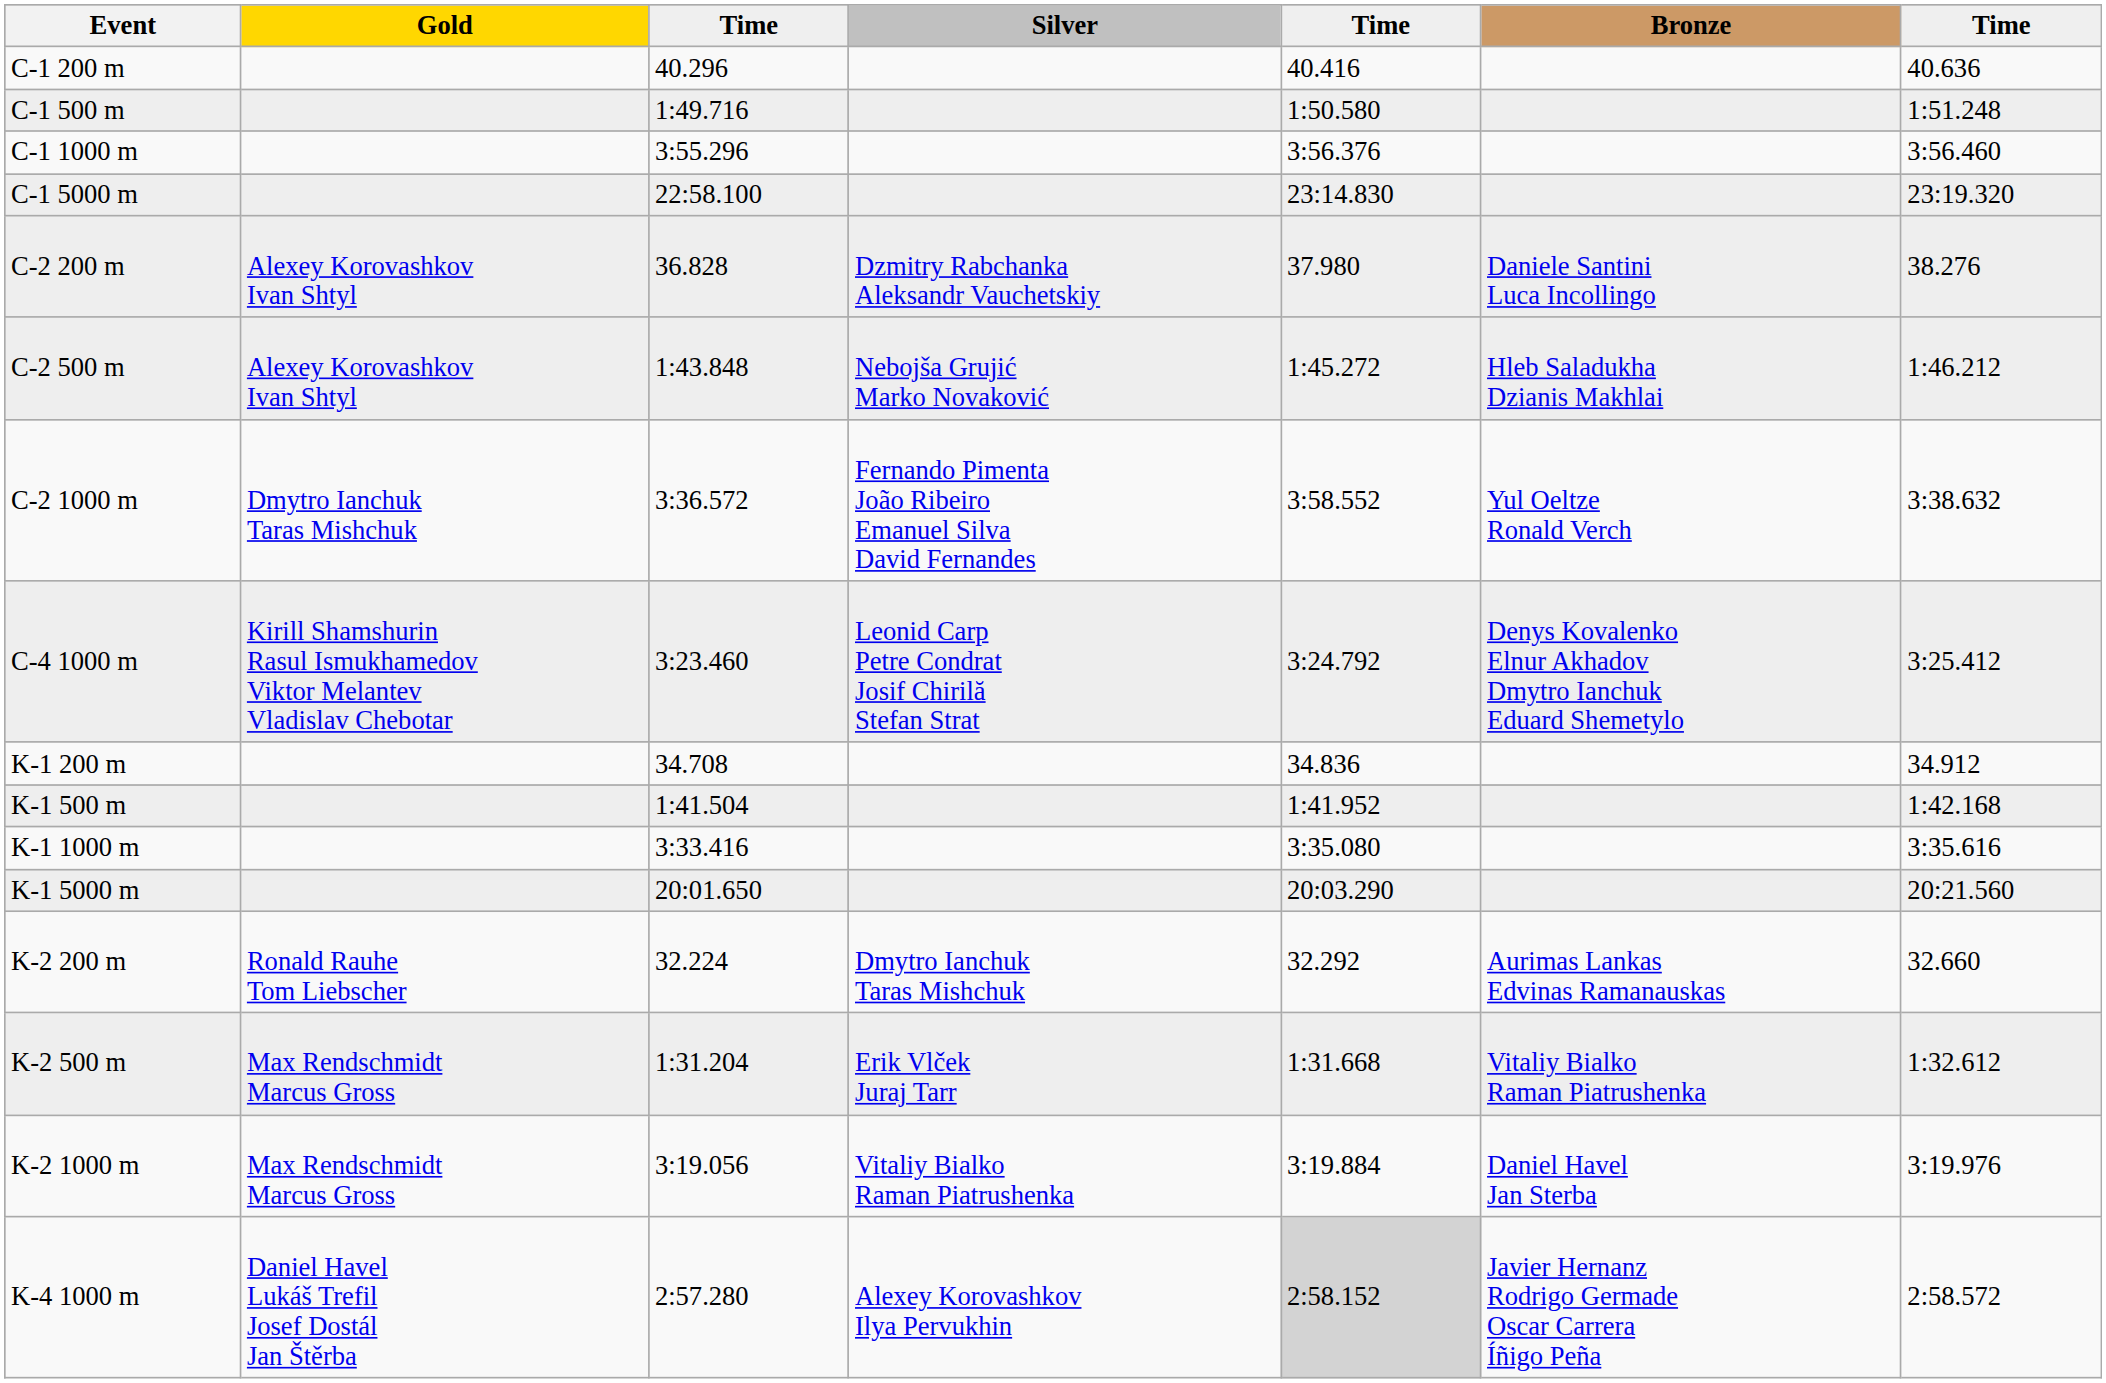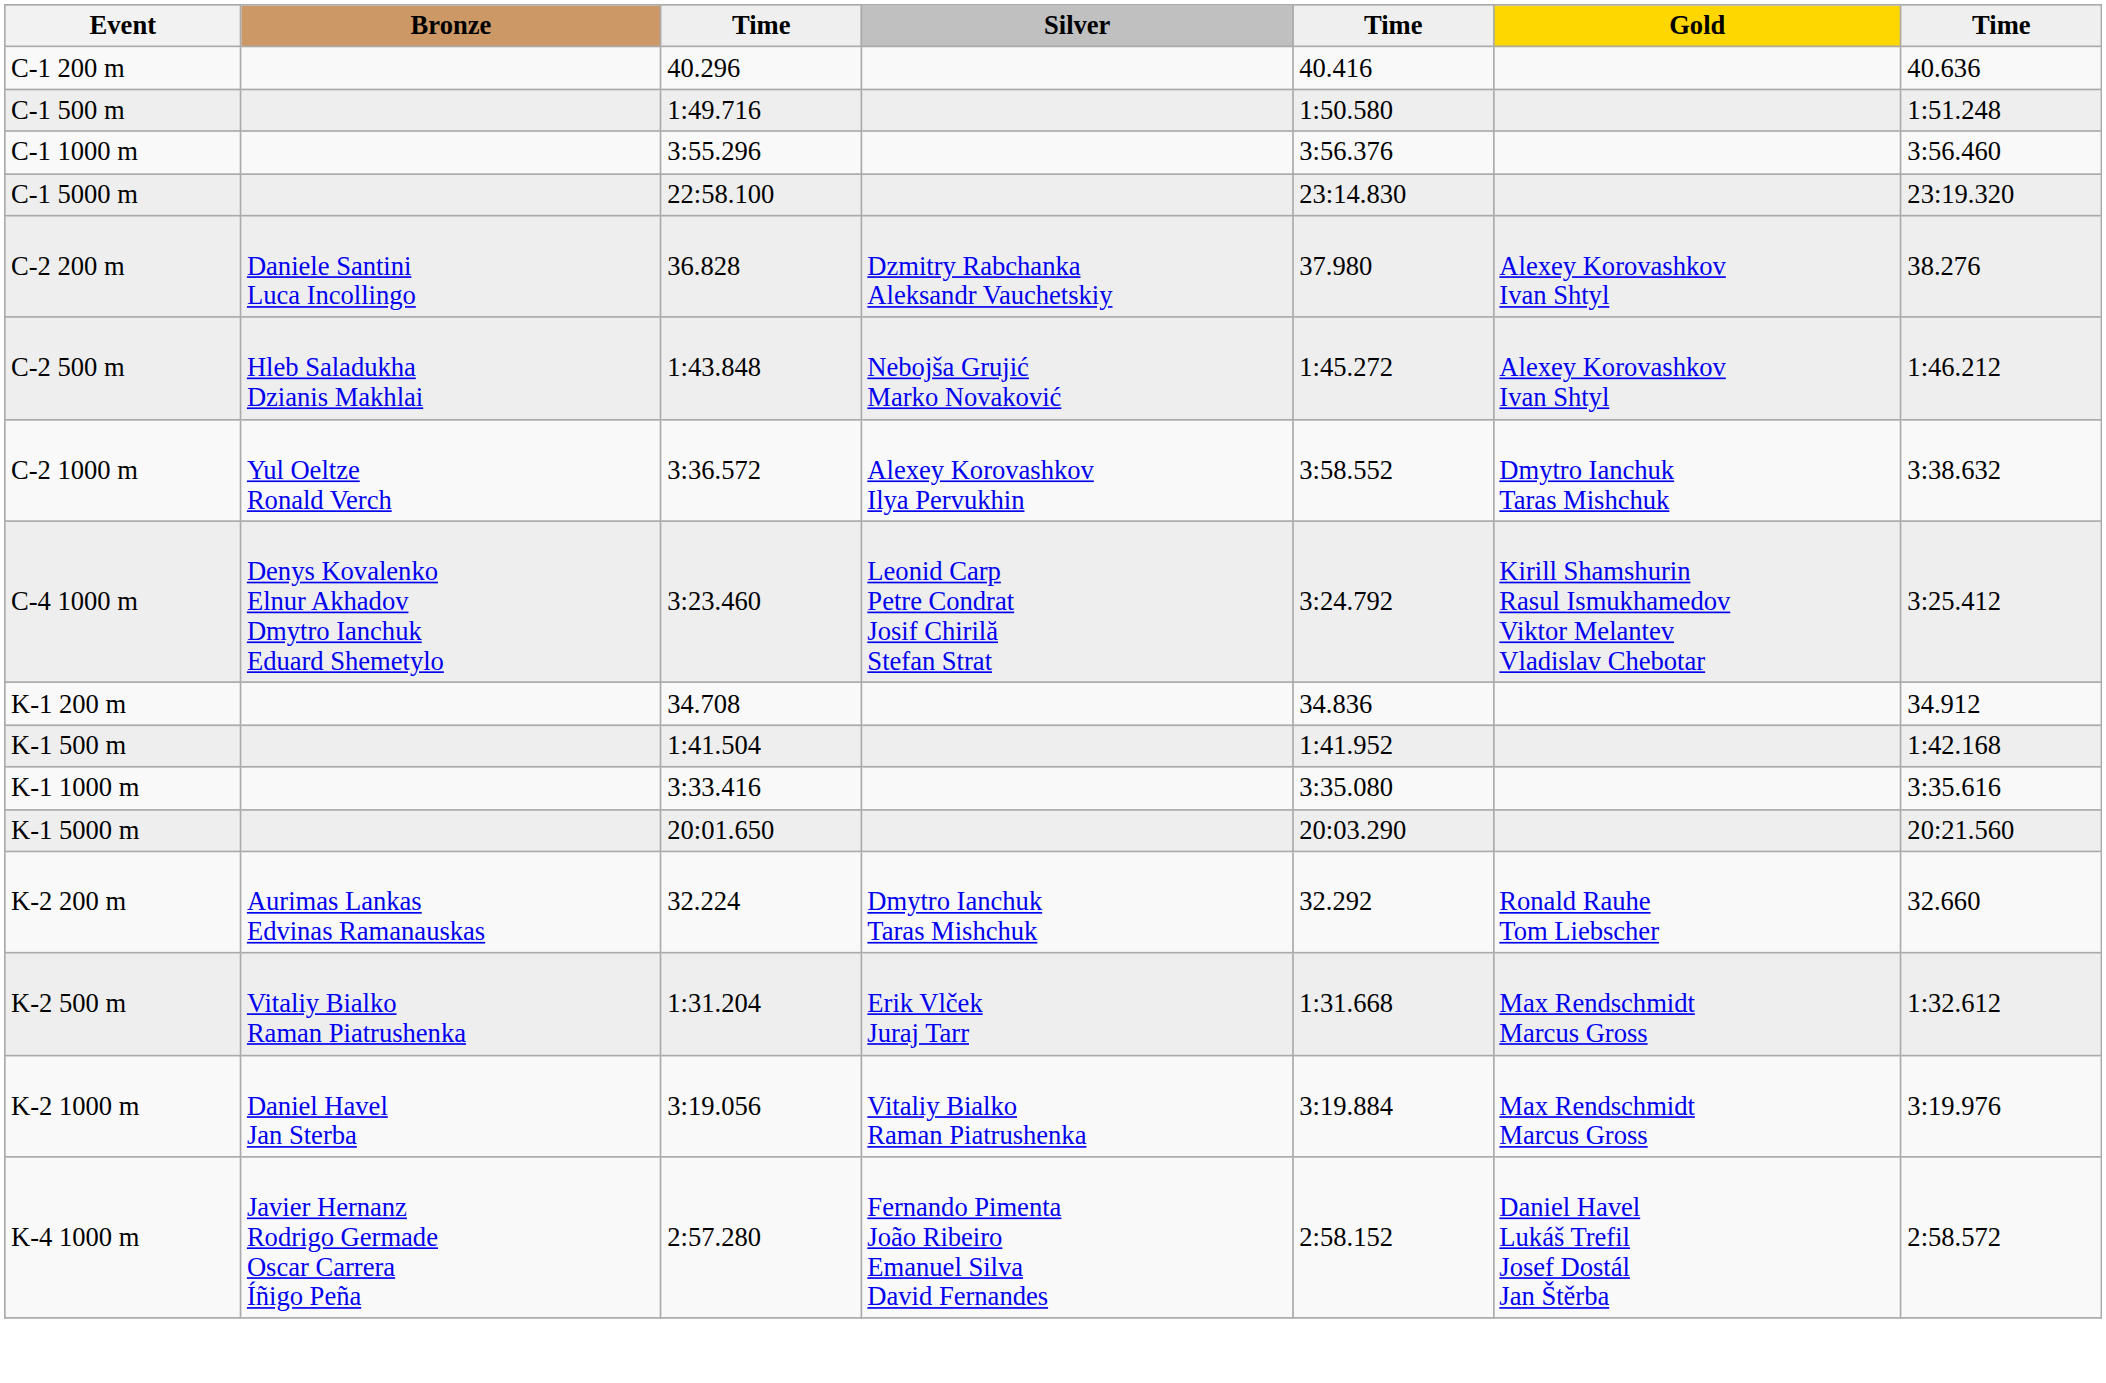columns swapped: (445, 25) <-> (1691, 25)
(952, 514) Fernando Pimenta João Ribeiro Emanuel Silva David Fernandes -> (981, 484) Alexey Korovashkov Ilya Pervukhin
(968, 1312) Alexey Korovashkov Ilya Pervukhin -> (964, 1252) Fernando Pimenta João Ribeiro Emanuel Silva David Fernandes
(1334, 1297) lightgrey background -> (1346, 1237) no background
